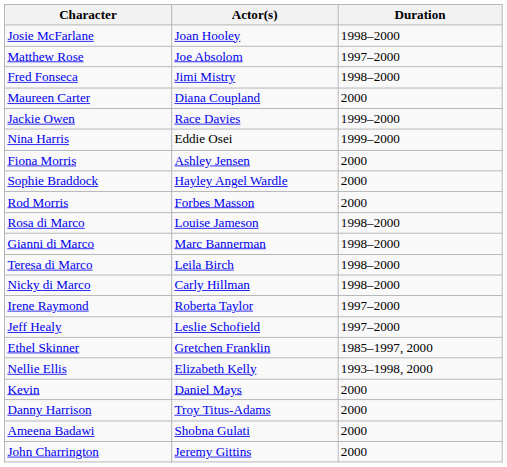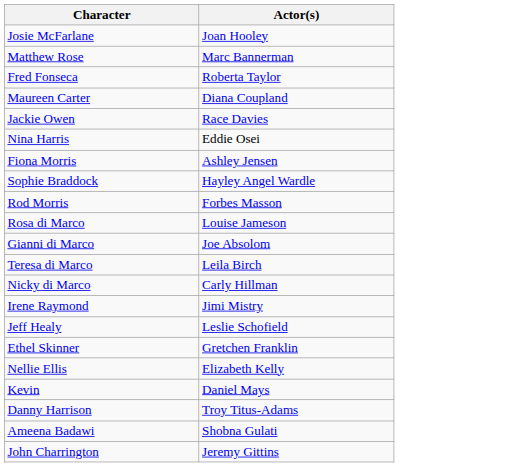- column: (420, 14)
(209, 56) Joe Absolom -> (248, 56) Marc Bannerman
(205, 77) Jimi Mistry -> (241, 77) Roberta Taylor
(220, 243) Marc Bannerman -> (236, 243) Joe Absolom
(214, 306) Roberta Taylor -> (233, 306) Jimi Mistry
